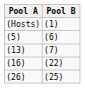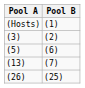+ row: (14, 37)
- row: (16, 63)
